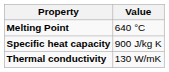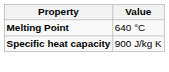- row: (56, 59)
